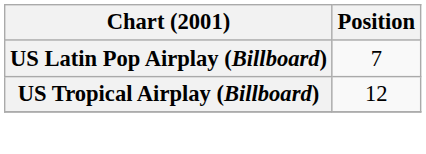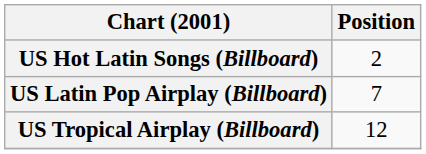+ row: (168, 58)
